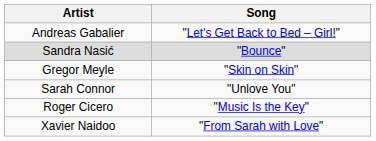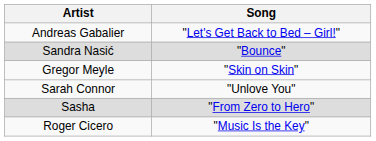+ row: (78, 107)
- row: (78, 126)
